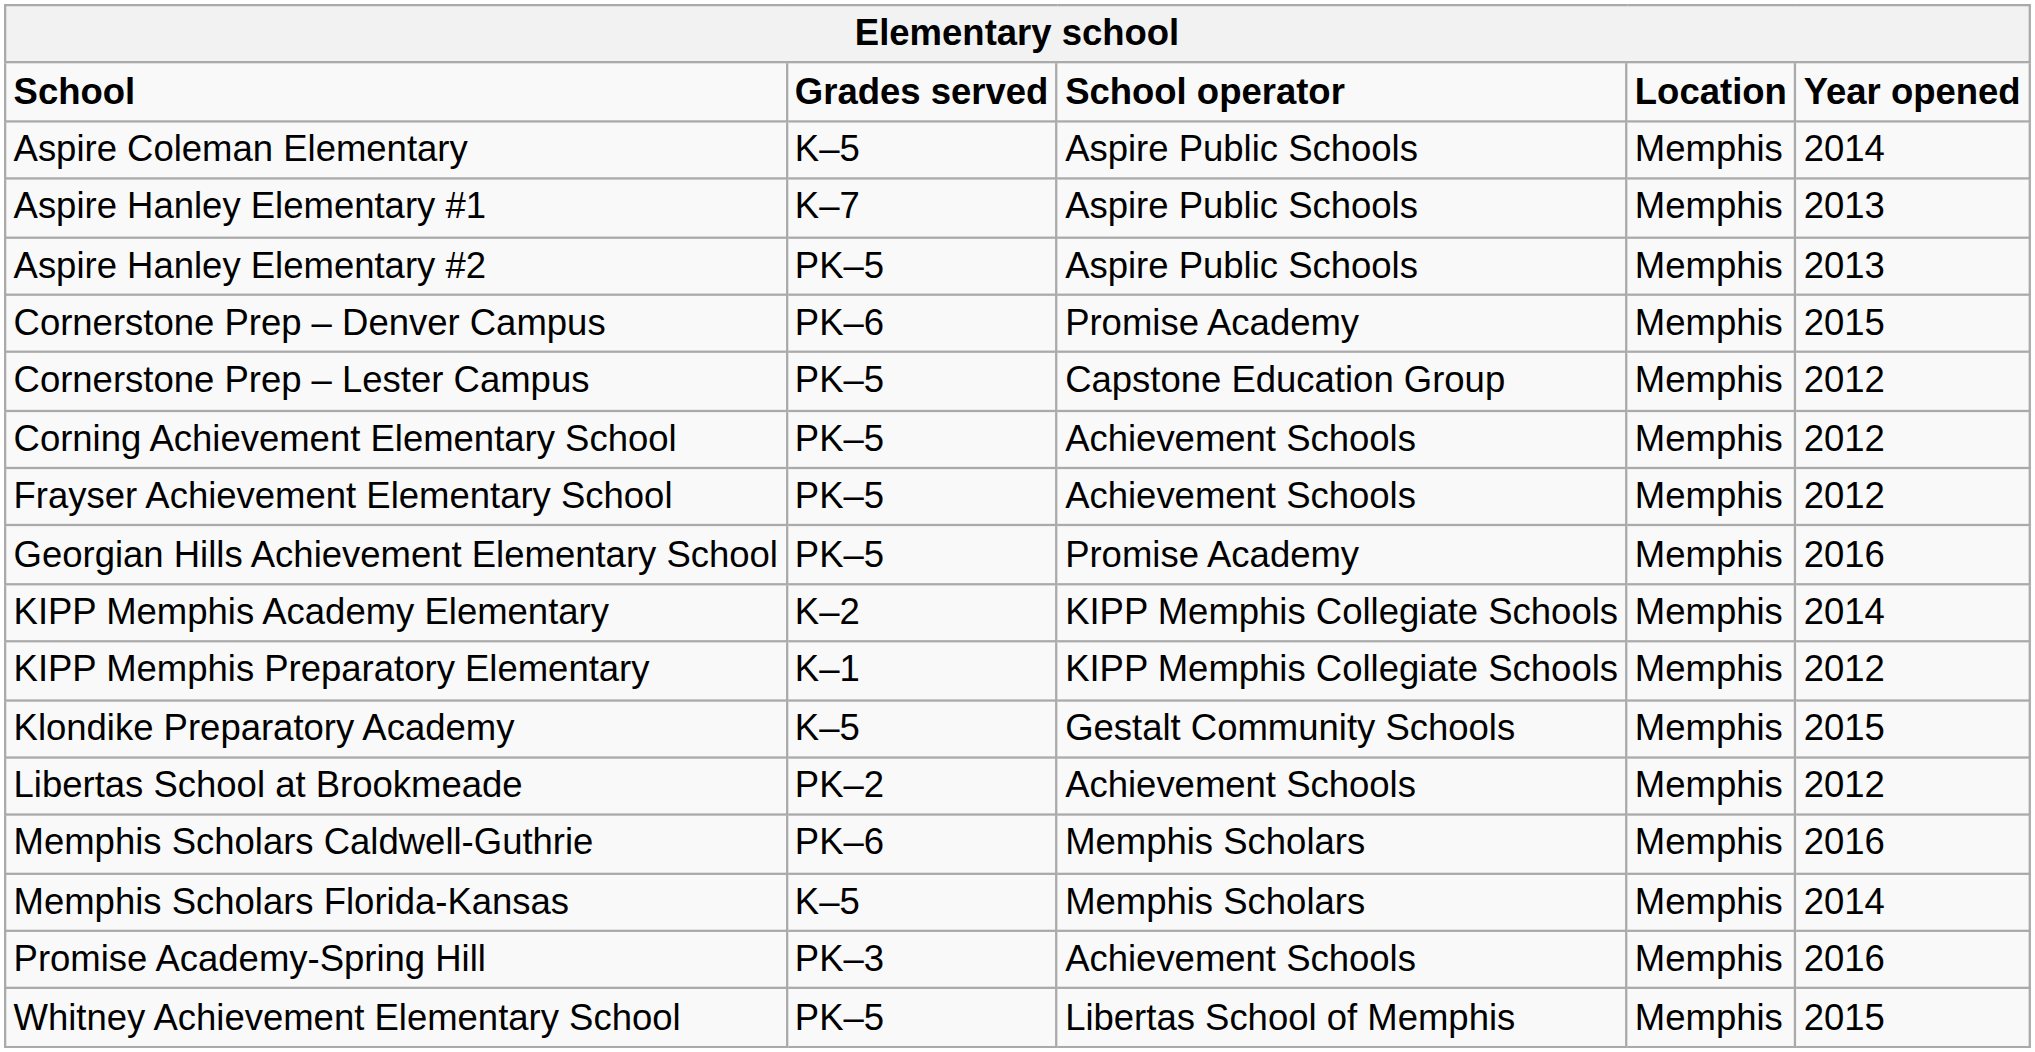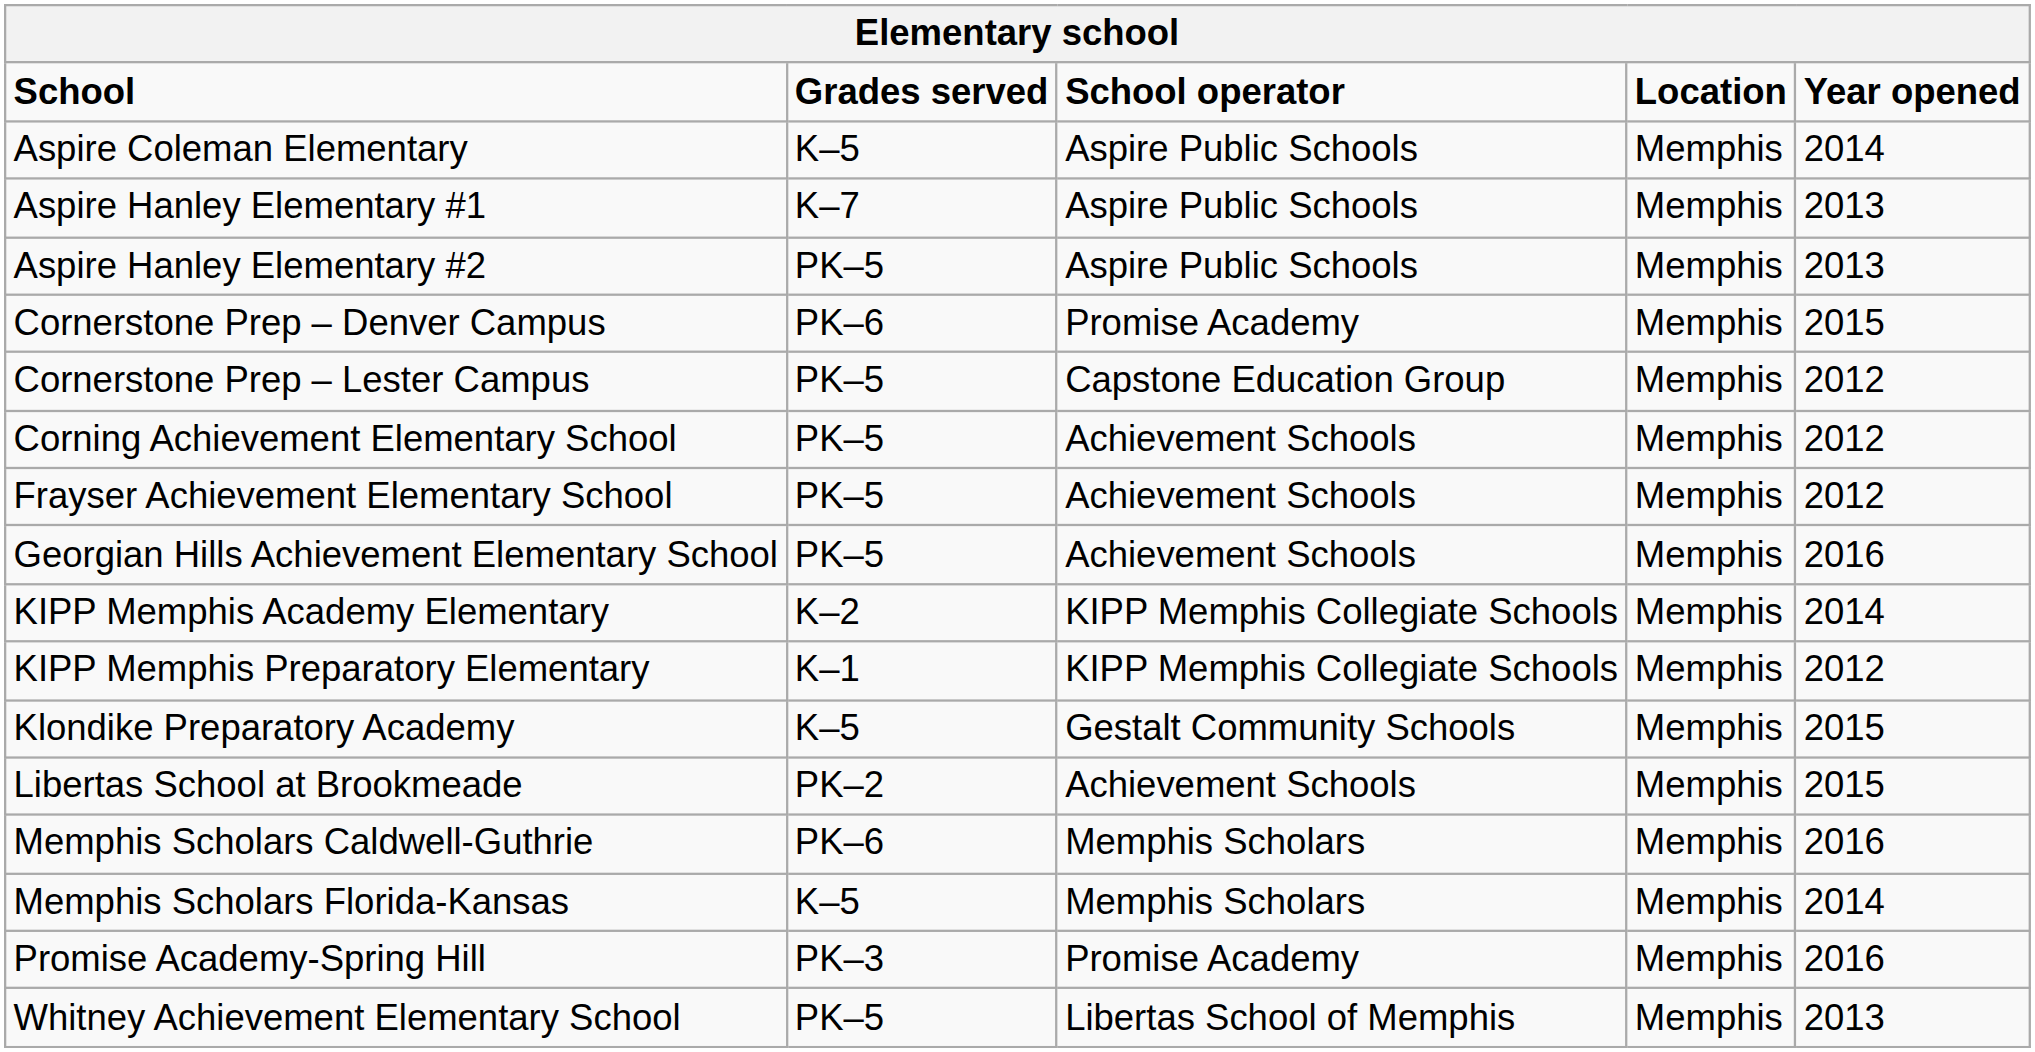(1212, 554) Promise Academy -> (1241, 554) Achievement Schools
(1844, 785) 2012 -> (1844, 785) 2015
(1241, 959) Achievement Schools -> (1212, 959) Promise Academy
(1844, 1016) 2015 -> (1844, 1016) 2013
